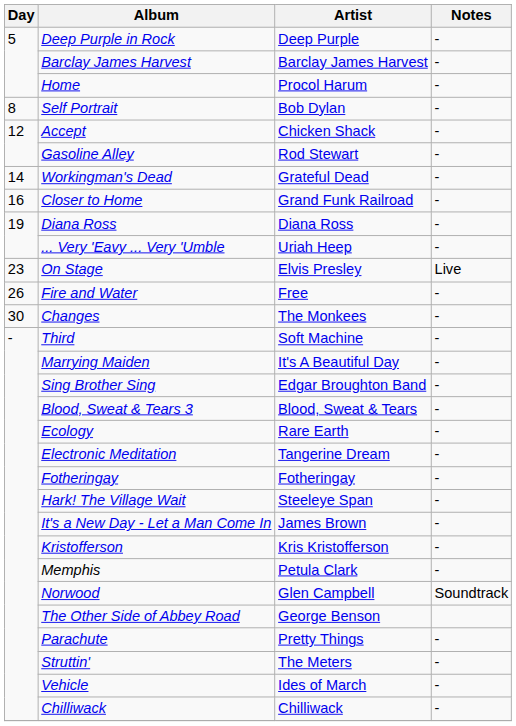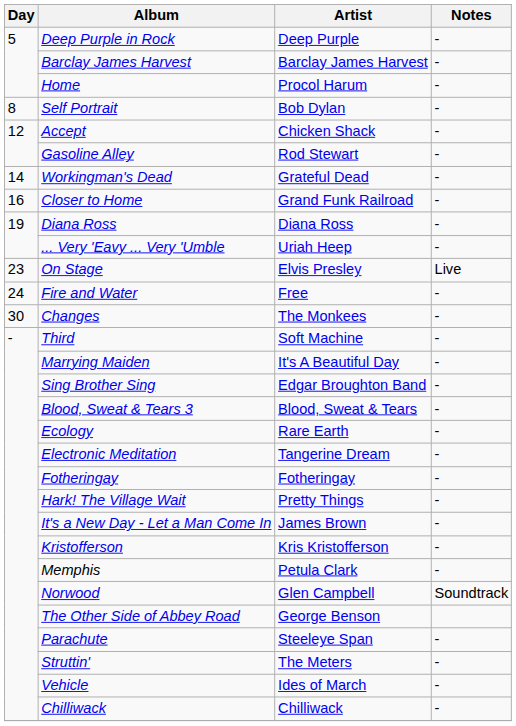(16, 293) 26 -> (16, 293) 24
(325, 500) Steeleye Span -> (321, 500) Pretty Things
(321, 639) Pretty Things -> (325, 639) Steeleye Span
